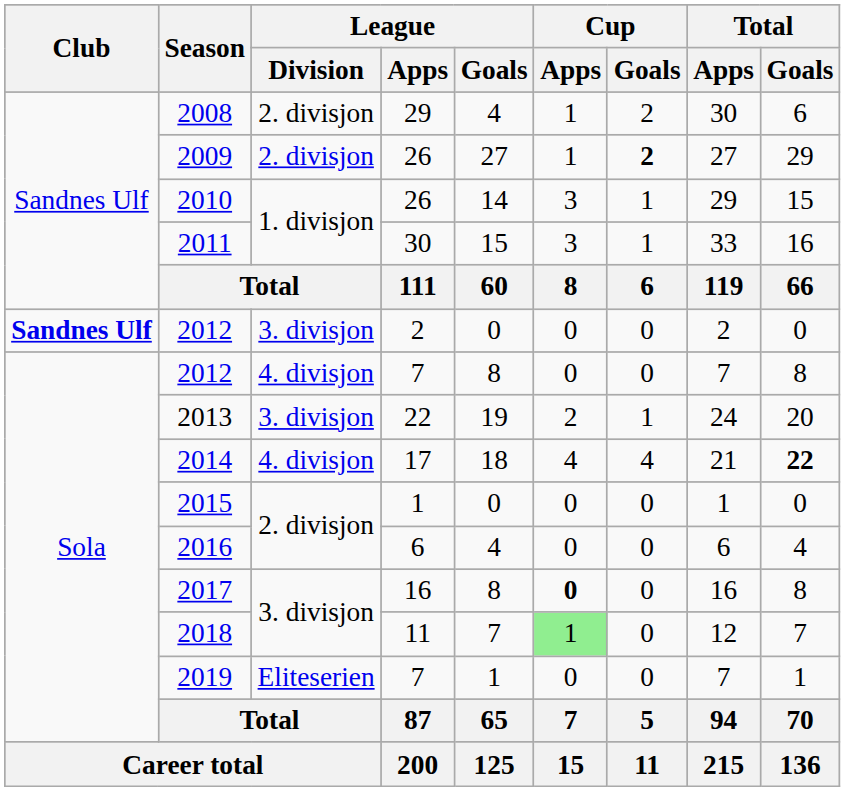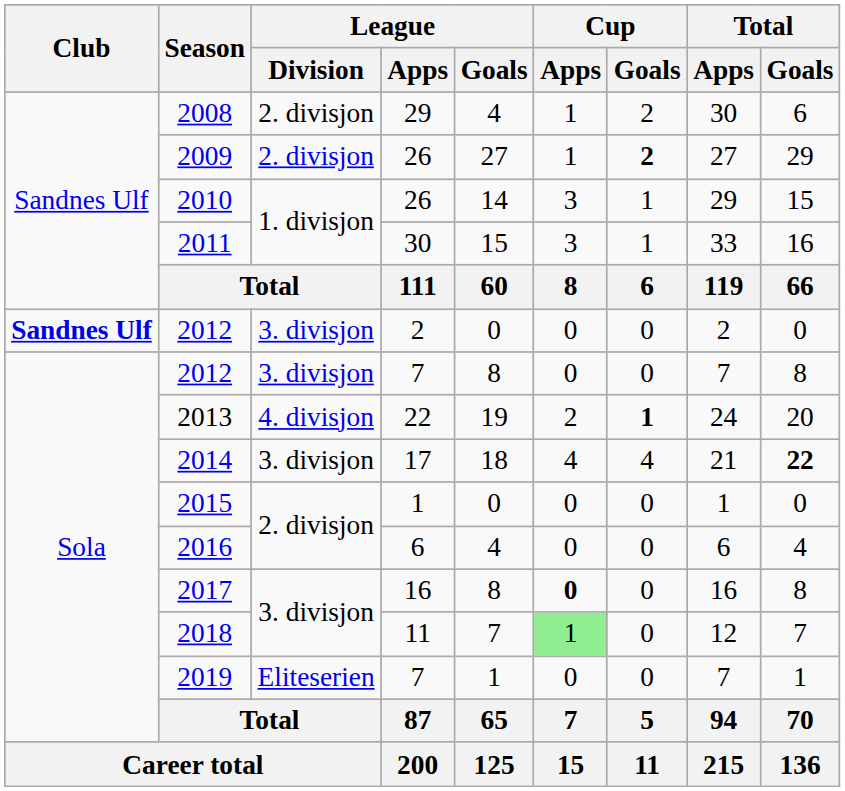(316, 373) 4. divisjon -> (316, 373) 3. divisjon
(316, 416) 3. divisjon -> (316, 416) 4. divisjon
(647, 416) normal -> (647, 416) bold
(316, 460) 4. divisjon -> (316, 460) 3. divisjon
